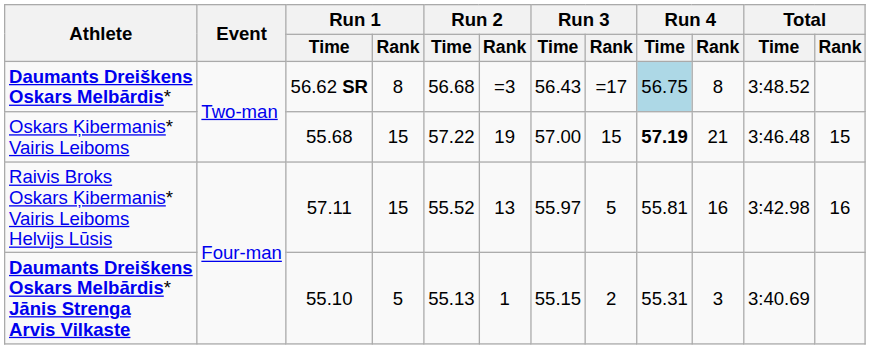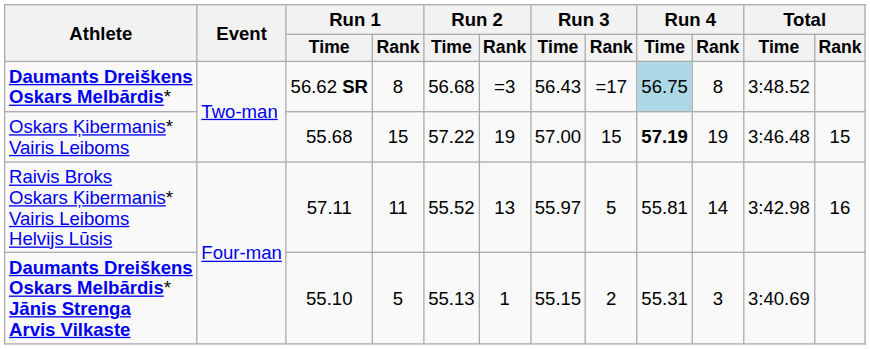(718, 137) 21 -> (718, 137) 19
(398, 208) 15 -> (398, 208) 11
(718, 208) 16 -> (718, 208) 14
